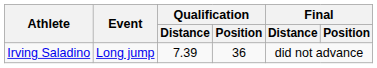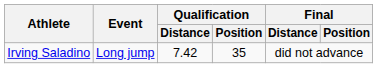(185, 53) 7.39 -> (185, 53) 7.42
(239, 53) 36 -> (239, 53) 35
